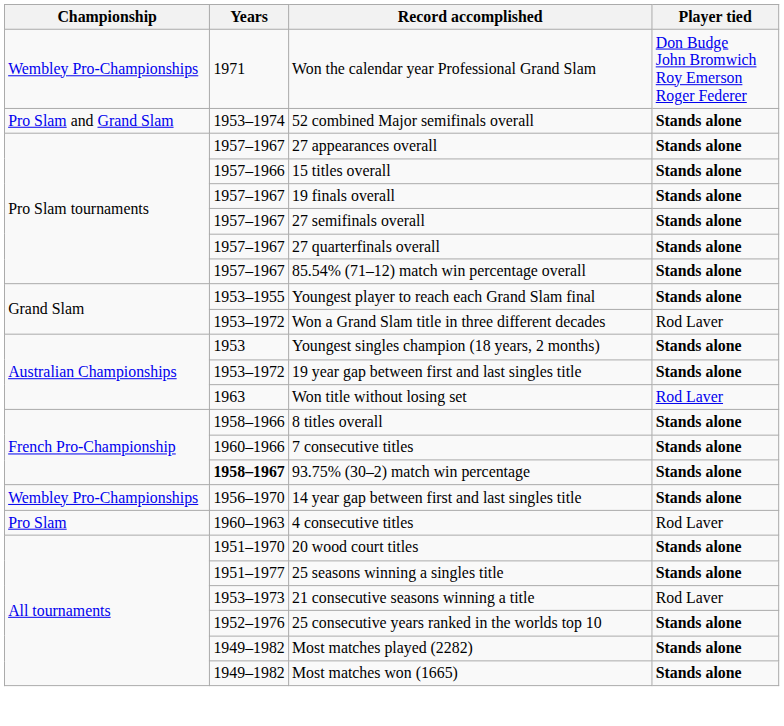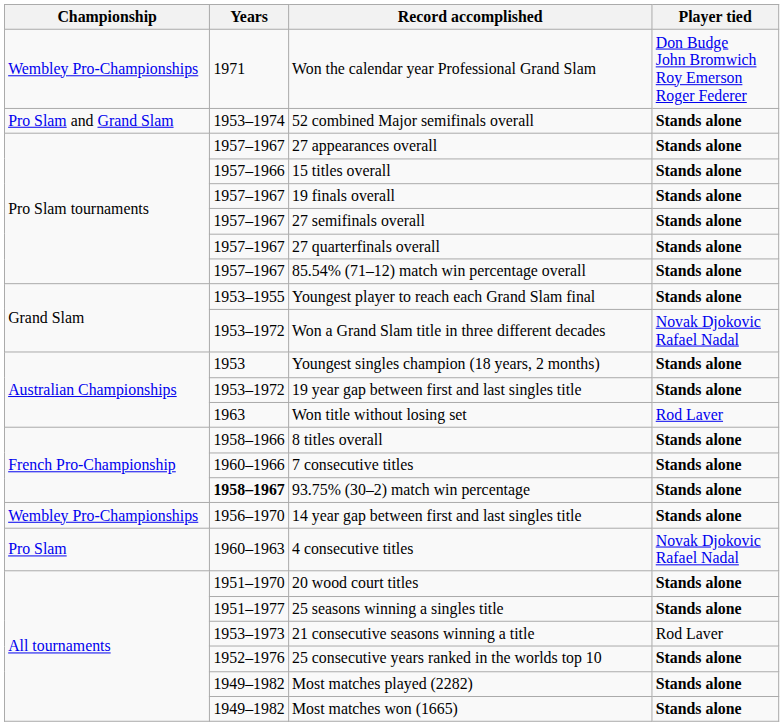(689, 321) Rod Laver -> (708, 330) Novak Djokovic Rafael Nadal
(689, 522) Rod Laver -> (708, 549) Novak Djokovic Rafael Nadal
